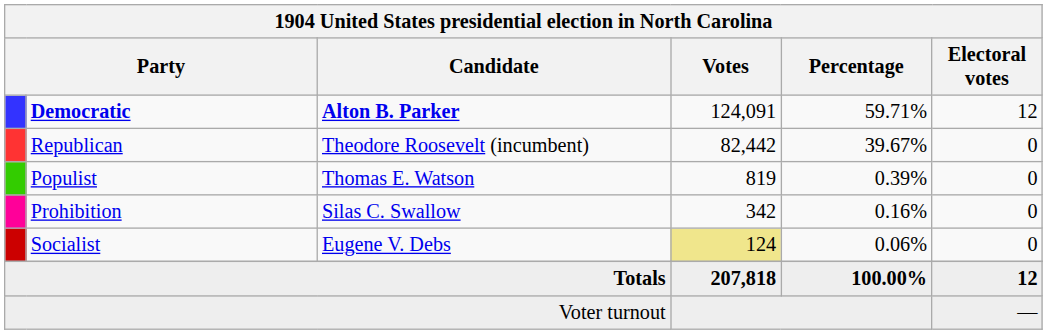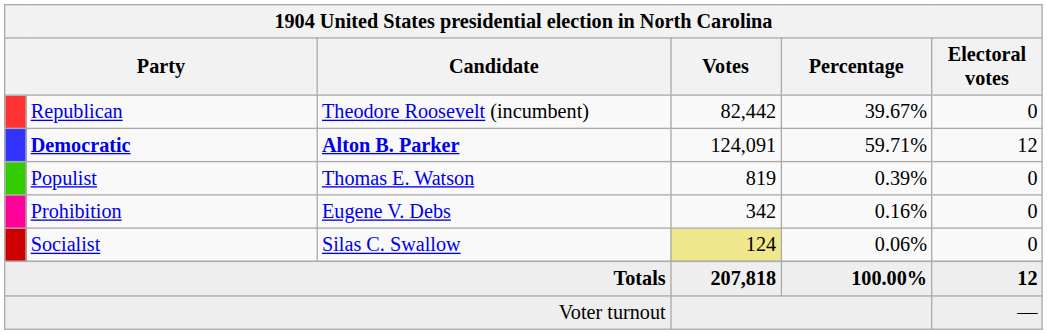rows swapped: (81, 111) <-> (77, 145)
(391, 211) Silas C. Swallow -> (386, 211) Eugene V. Debs
(386, 245) Eugene V. Debs -> (391, 245) Silas C. Swallow
